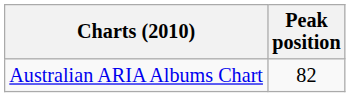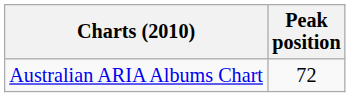(306, 75) 82 -> (306, 75) 72
